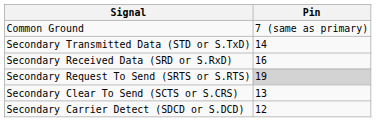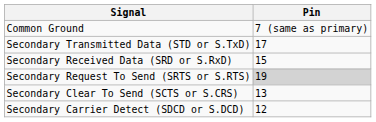(261, 45) 14 -> (261, 45) 17
(261, 61) 16 -> (261, 61) 15
